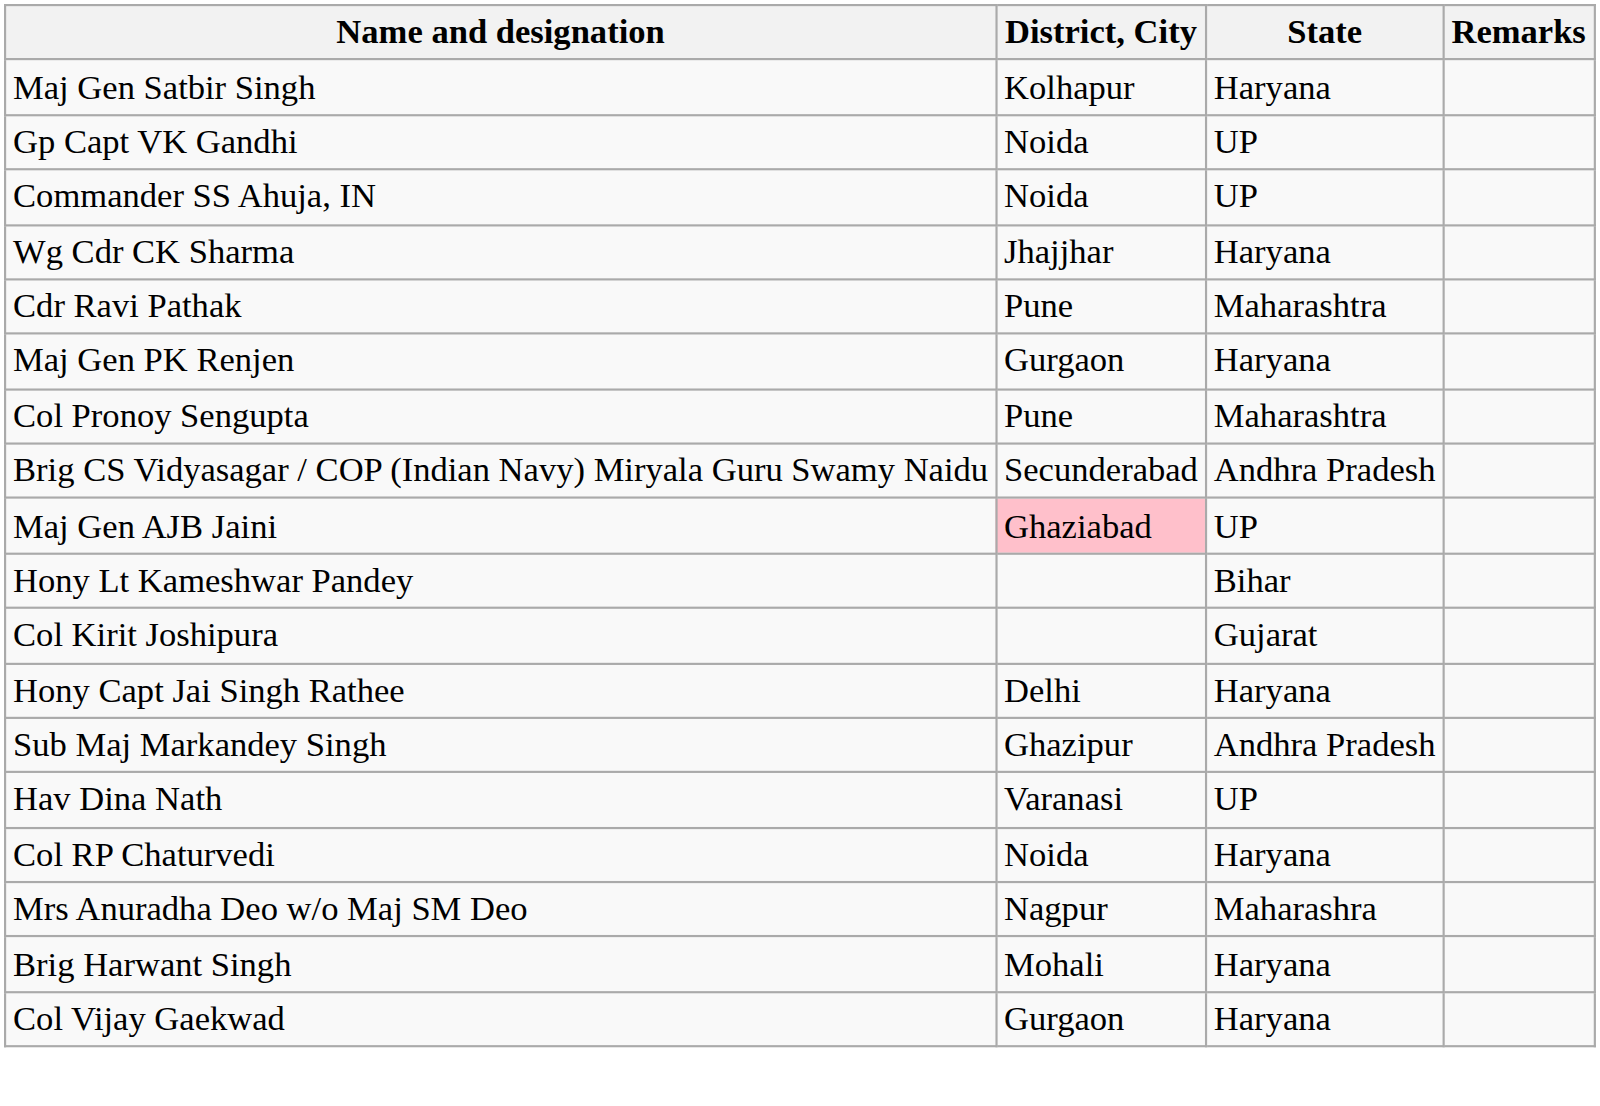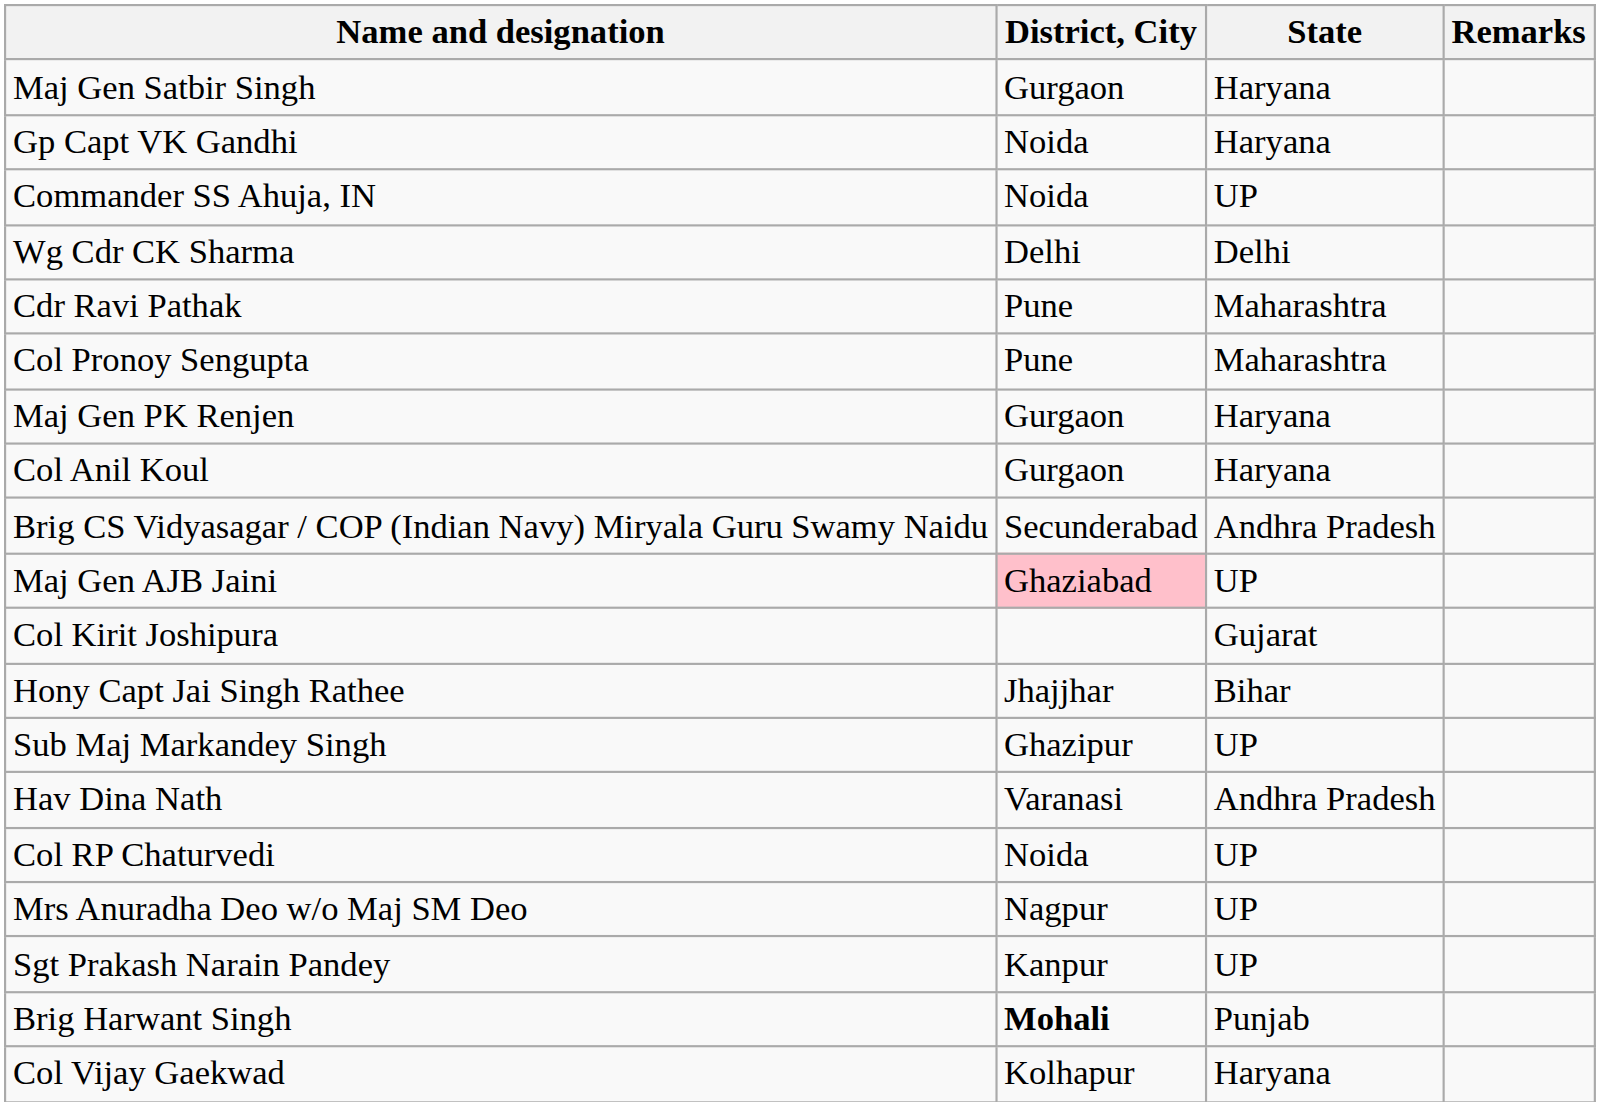(1069, 86) Kolhapur -> (1064, 86) Gurgaon
(1236, 141) UP -> (1272, 141) Haryana
(1059, 251) Jhajjhar -> (1042, 251) Delhi
(1272, 251) Haryana -> (1252, 251) Delhi
rows swapped: (161, 415) <-> (154, 360)
+ row: (111, 470)
- row: (213, 580)
(1042, 689) Delhi -> (1059, 689) Jhajjhar
(1272, 689) Haryana -> (1252, 689) Bihar
(1325, 744) Andhra Pradesh -> (1236, 744) UP
(1236, 799) UP -> (1325, 799) Andhra Pradesh
(1272, 854) Haryana -> (1236, 854) UP
(1295, 908) Maharashra -> (1236, 908) UP
+ row: (202, 963)
(1054, 963) normal -> (1057, 1018) bold
(1272, 963) Haryana -> (1262, 1018) Punjab
(1064, 1018) Gurgaon -> (1069, 1073) Kolhapur
